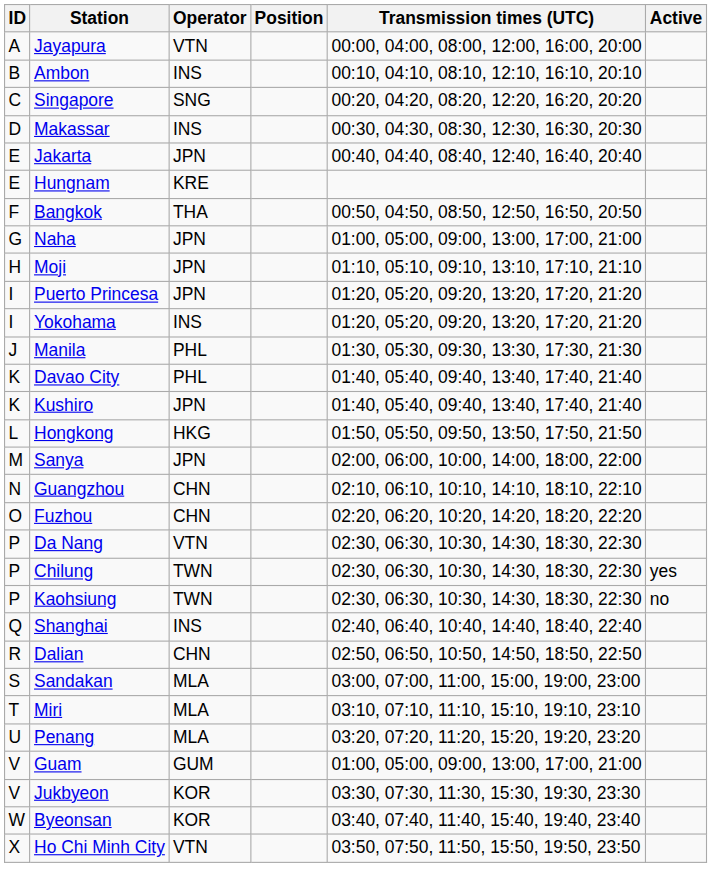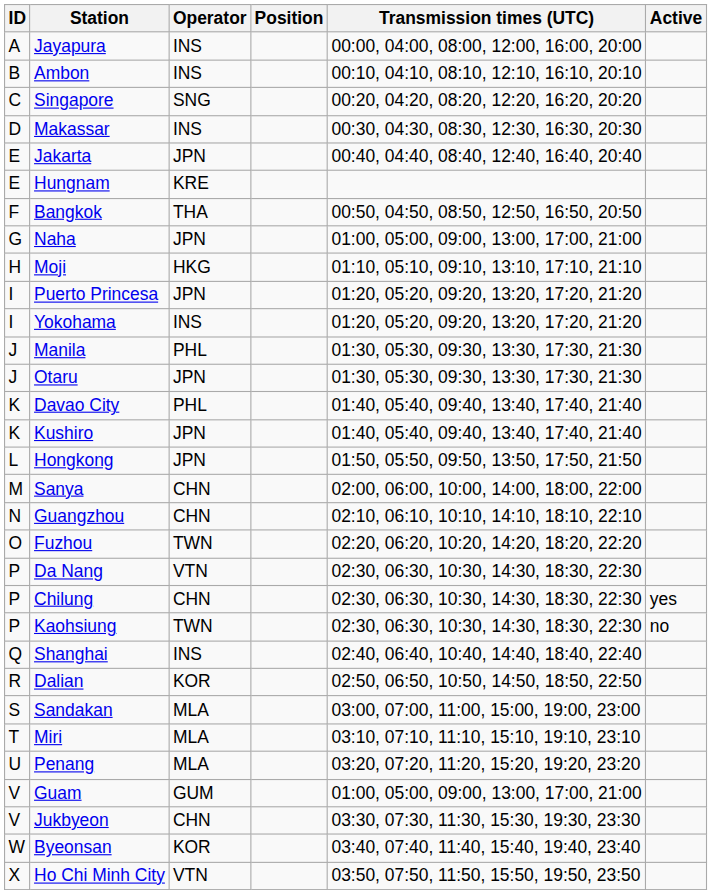(190, 45) VTN -> (187, 45) INS
(189, 267) JPN -> (192, 267) HKG
+ row: (56, 377)
(192, 433) HKG -> (189, 460) JPN
(189, 460) JPN -> (192, 488) CHN
(192, 516) CHN -> (193, 543) TWN
(193, 571) TWN -> (192, 599) CHN
(192, 654) CHN -> (192, 682) KOR
(192, 792) KOR -> (192, 820) CHN
